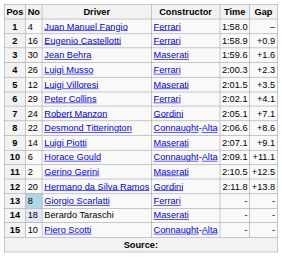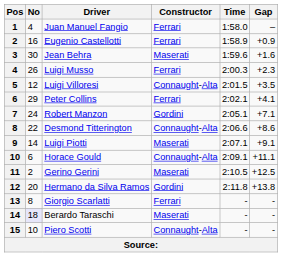(171, 85) Maserati -> (186, 85) Connaught-Alta
(30, 201) lightblue background -> (30, 201) no background
